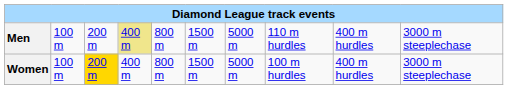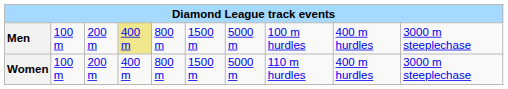(287, 38) 110 m hurdles -> (287, 38) 100 m hurdles
(97, 69) gold background -> (97, 69) no background
(287, 69) 100 m hurdles -> (287, 69) 110 m hurdles
